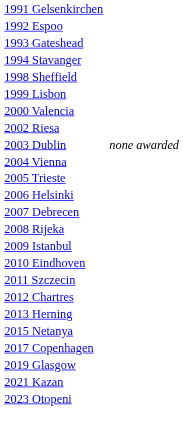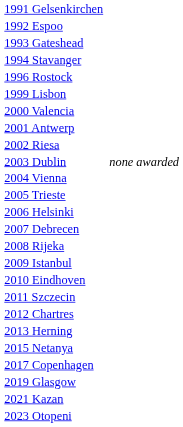+ row: (38, 77)
- row: (41, 77)
+ row: (39, 127)
